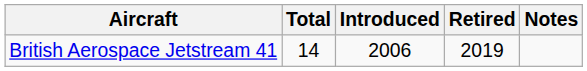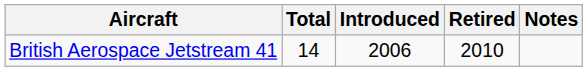(482, 50) 2019 -> (482, 50) 2010
